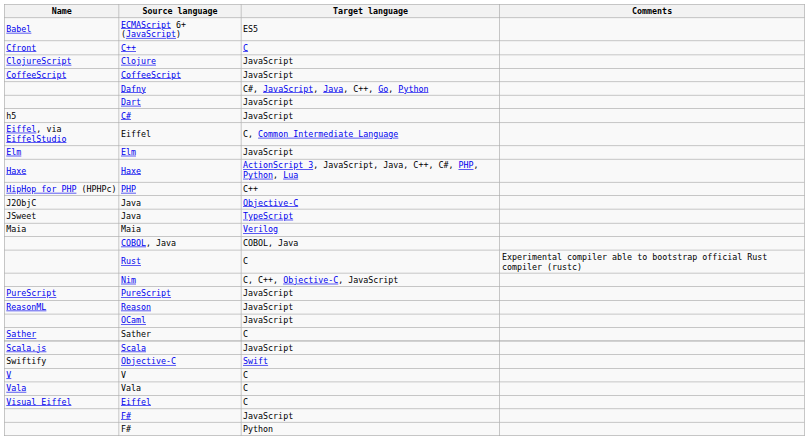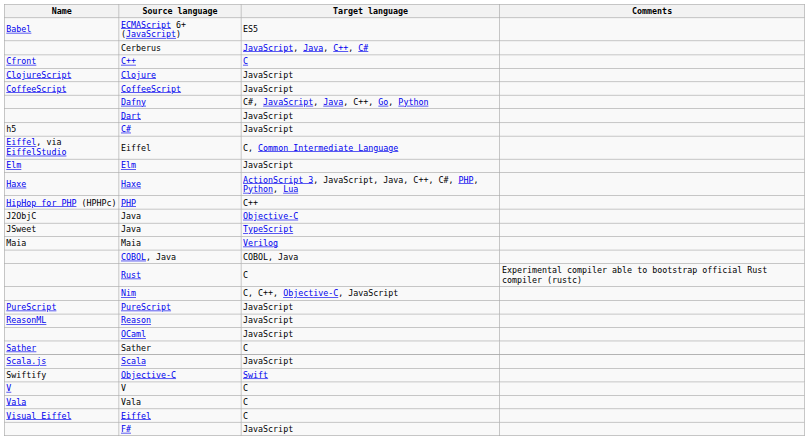+ row: (141, 48)
- row: (126, 429)
